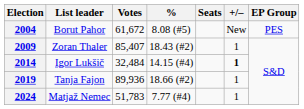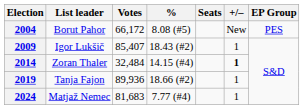(130, 29) 61,672 -> (130, 29) 66,172
(80, 46) Zoran Thaler -> (80, 46) Igor Lukšič
(80, 63) Igor Lukšič -> (80, 63) Zoran Thaler
(130, 96) 51,783 -> (130, 96) 81,683
